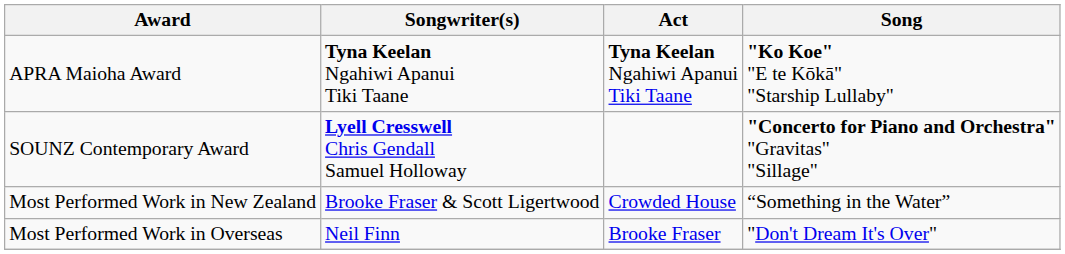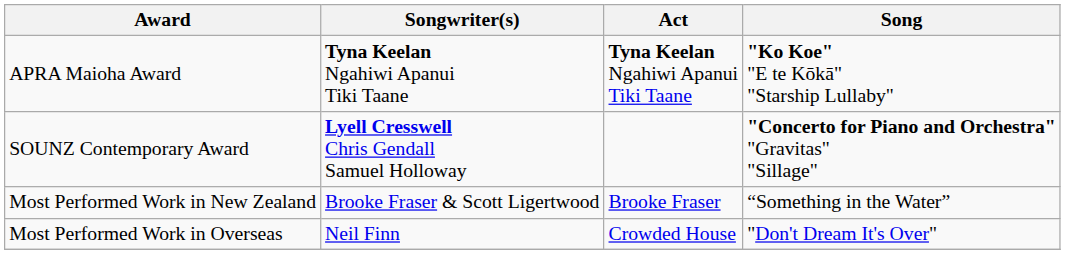(672, 202) Crowded House -> (665, 202) Brooke Fraser
(665, 233) Brooke Fraser -> (672, 233) Crowded House
